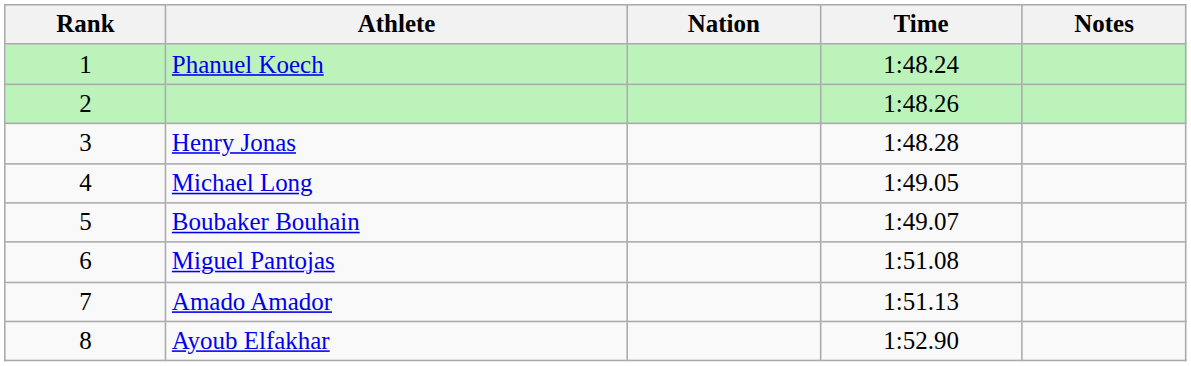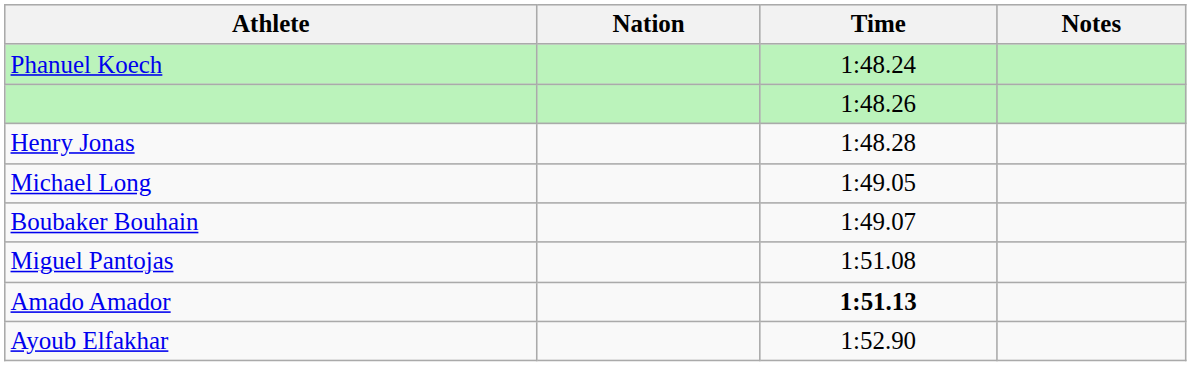- column: (85, 24)
(921, 301) normal -> (878, 301) bold
